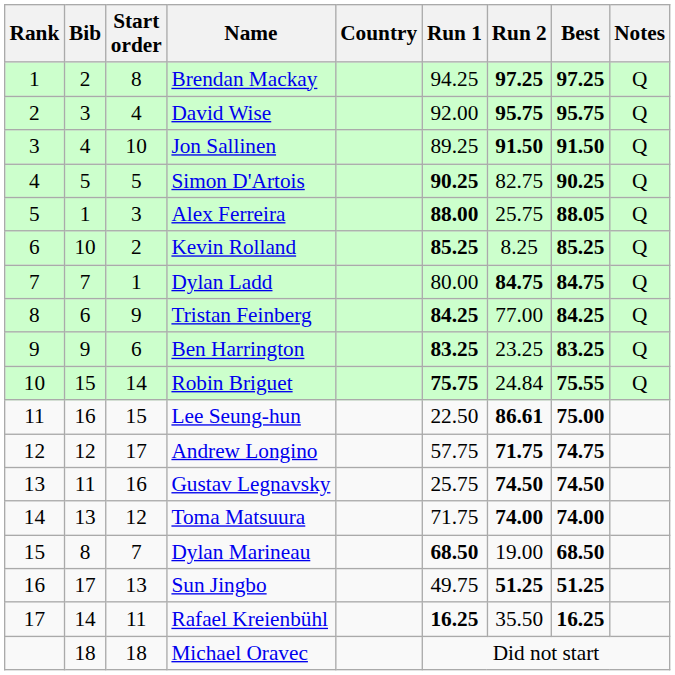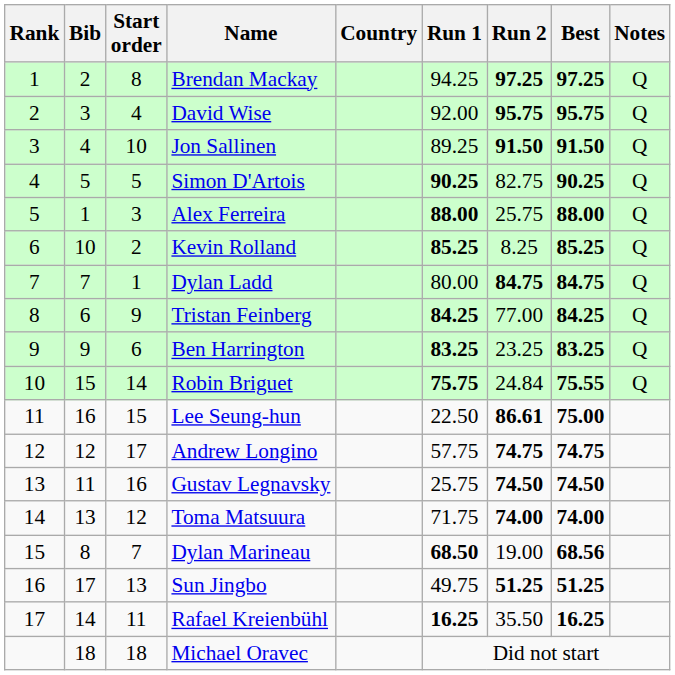(580, 214) 88.05 -> (580, 214) 88.00
(519, 450) 71.75 -> (519, 450) 74.75
(580, 551) 68.50 -> (580, 551) 68.56
